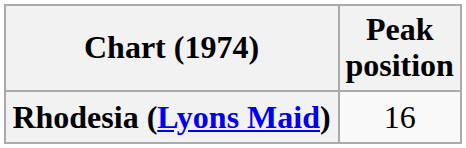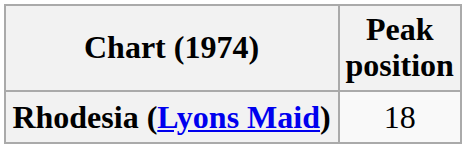(400, 116) 16 -> (400, 116) 18
